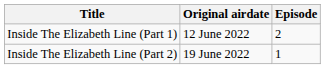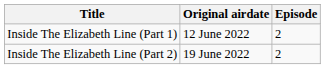(278, 53) 1 -> (278, 53) 2
